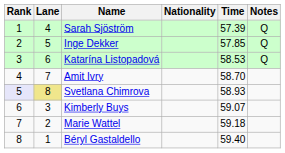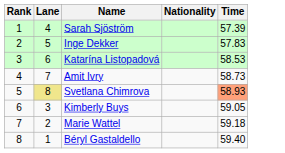- column: (264, 12)
(233, 44) 57.85 -> (233, 44) 57.83
(233, 76) 58.70 -> (233, 76) 58.73
(19, 92) lavender background -> (19, 92) no background
(233, 92) no background -> (233, 92) lightsalmon background
(233, 108) 59.07 -> (233, 108) 59.05
